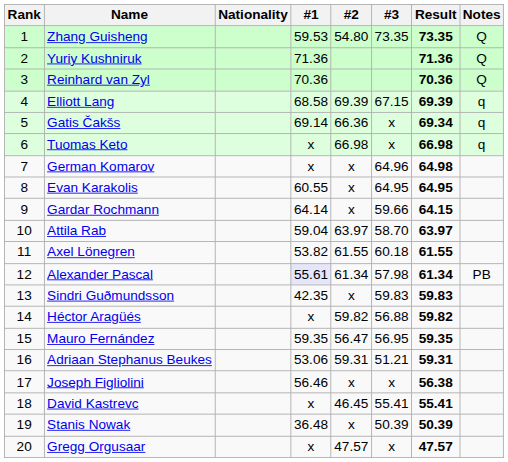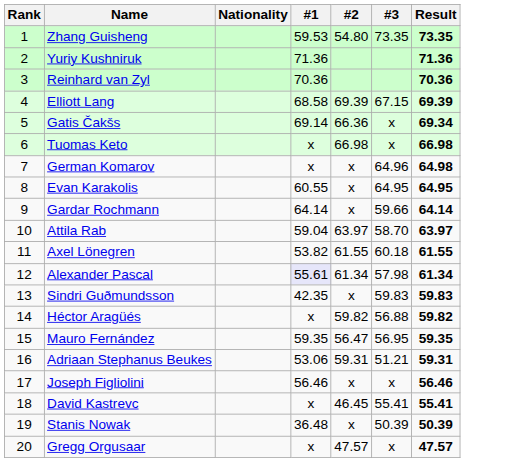- column: (482, 15)
(436, 209) 64.15 -> (436, 209) 64.14
(436, 381) 56.38 -> (436, 381) 56.46
